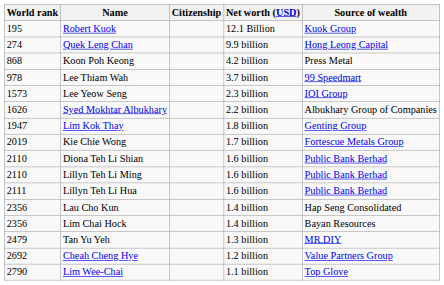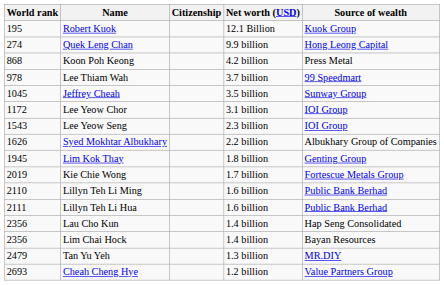+ row: (91, 93)
+ row: (95, 110)
(17, 93) 1573 -> (17, 126) 1543
(17, 126) 1947 -> (17, 158) 1945
- row: (103, 158)
(17, 256) 2692 -> (17, 272) 2693
- row: (93, 272)
